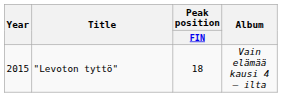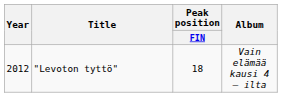(18, 68) 2015 -> (18, 68) 2012
